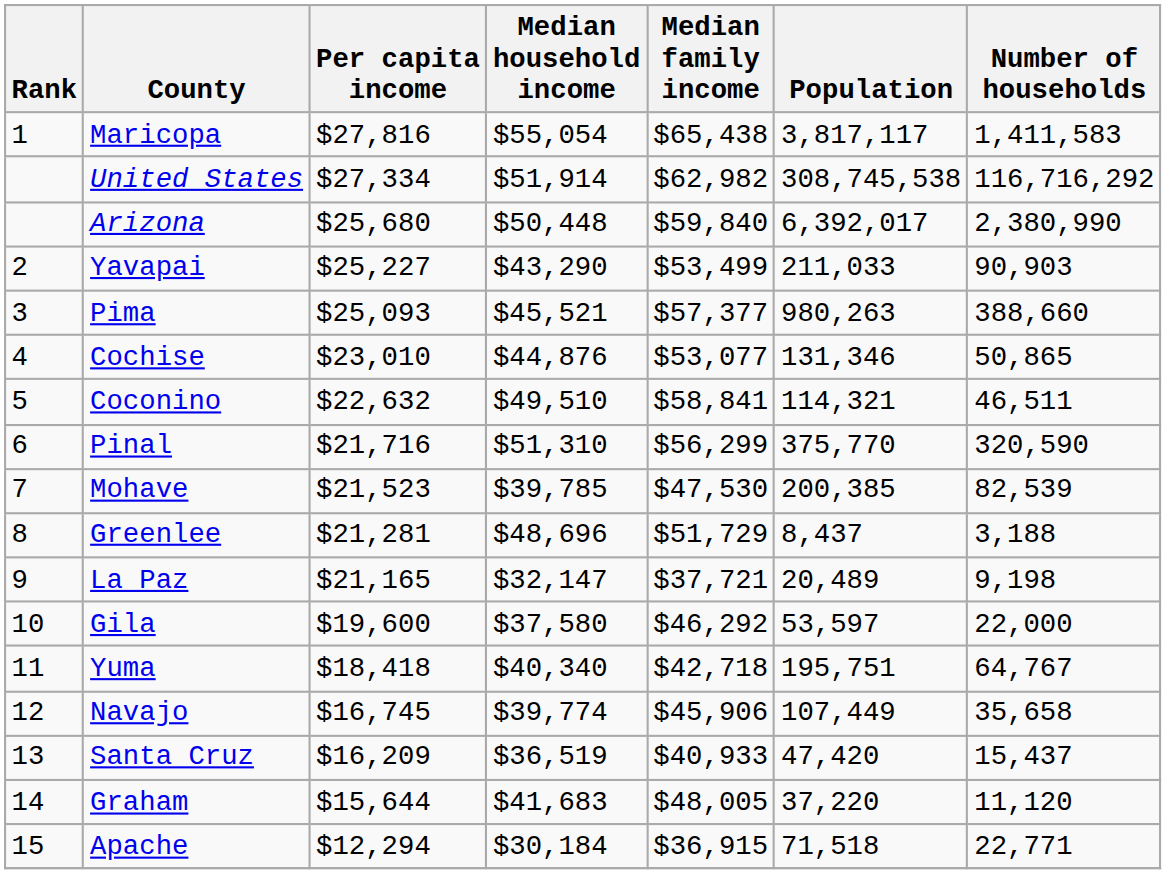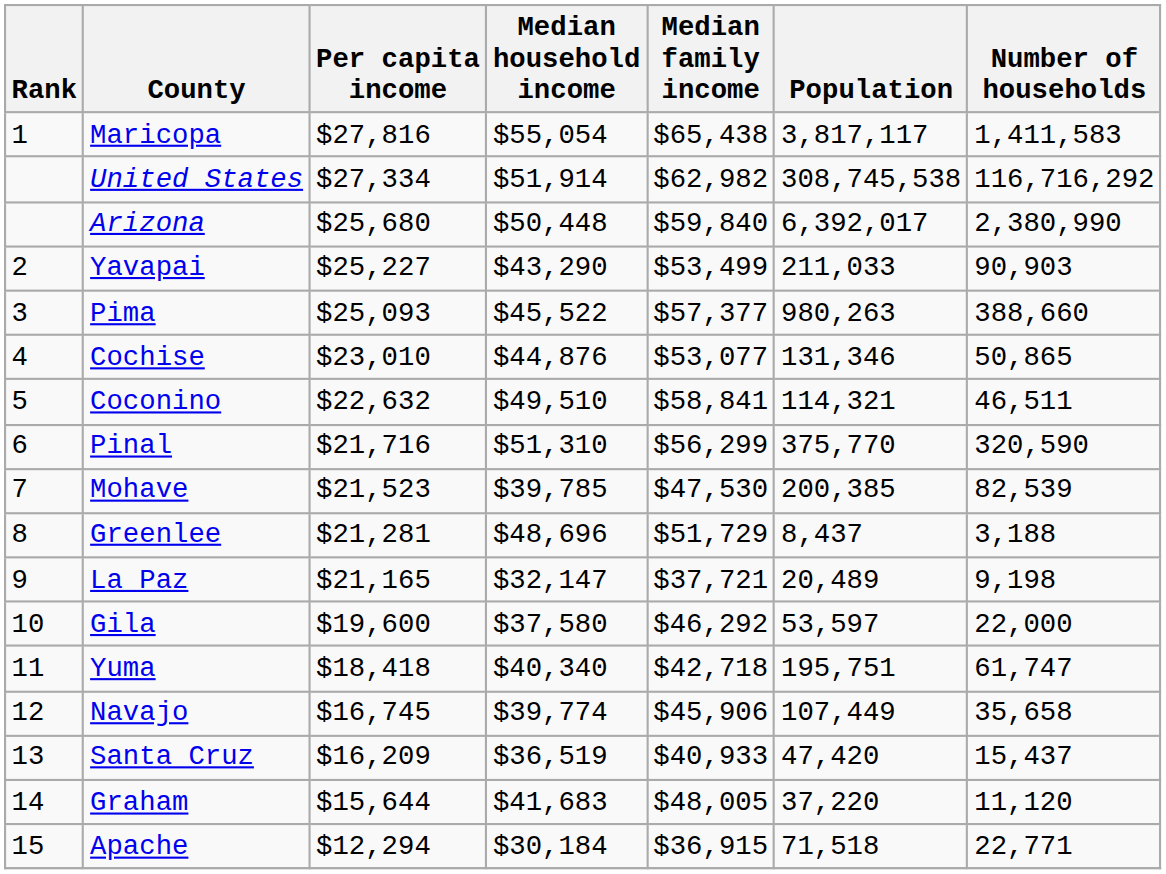(550, 313) $45,521 -> (550, 313) $45,522
(1023, 669) 64,767 -> (1023, 669) 61,747
